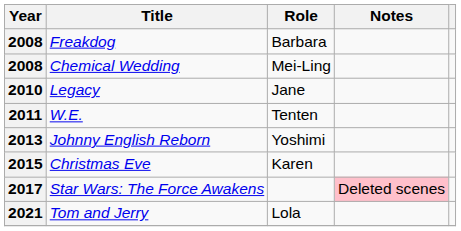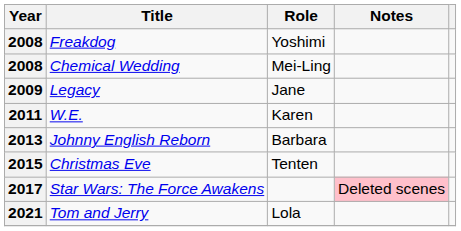(299, 41) Barbara -> (298, 41) Yoshimi
(25, 90) 2010 -> (25, 90) 2009
(295, 115) Tenten -> (292, 115) Karen
(298, 139) Yoshimi -> (299, 139) Barbara
(292, 164) Karen -> (295, 164) Tenten
